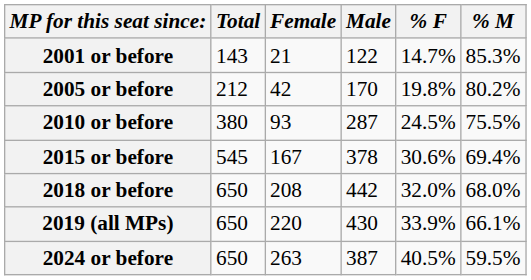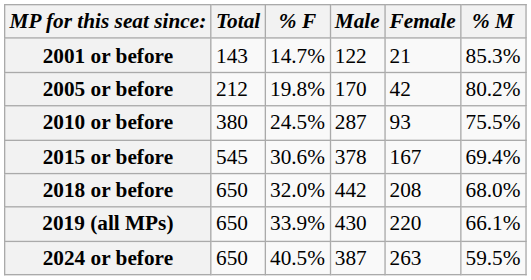columns swapped: (303, 21) <-> (428, 21)
